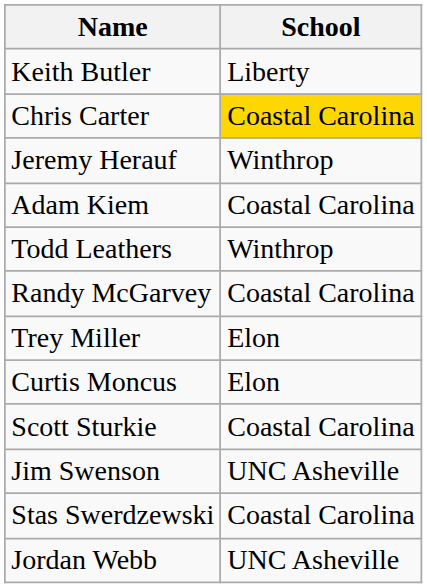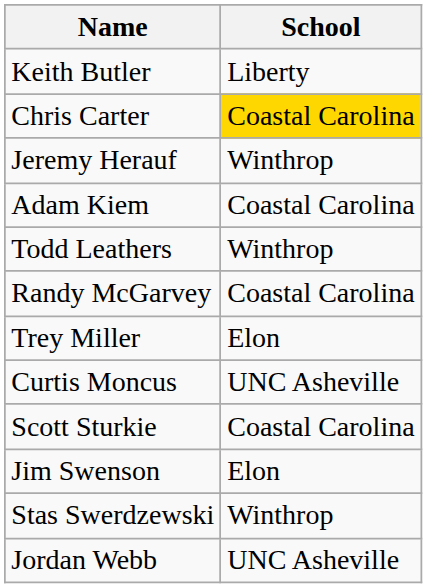(254, 381) Elon -> (313, 381) UNC Asheville
(313, 470) UNC Asheville -> (254, 470) Elon
(321, 515) Coastal Carolina -> (280, 515) Winthrop
